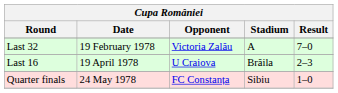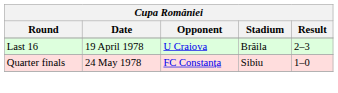- row: (22, 46)
